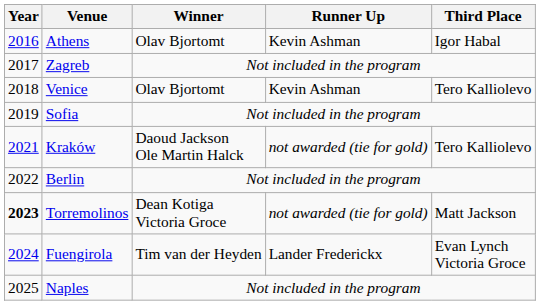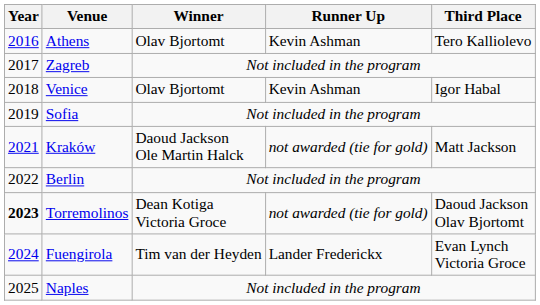(468, 41) Igor Habal -> (483, 41) Tero Kalliolevo
(483, 89) Tero Kalliolevo -> (468, 89) Igor Habal
(483, 147) Tero Kalliolevo -> (475, 147) Matt Jackson
(475, 213) Matt Jackson -> (481, 213) Daoud Jackson Olav Bjortomt
